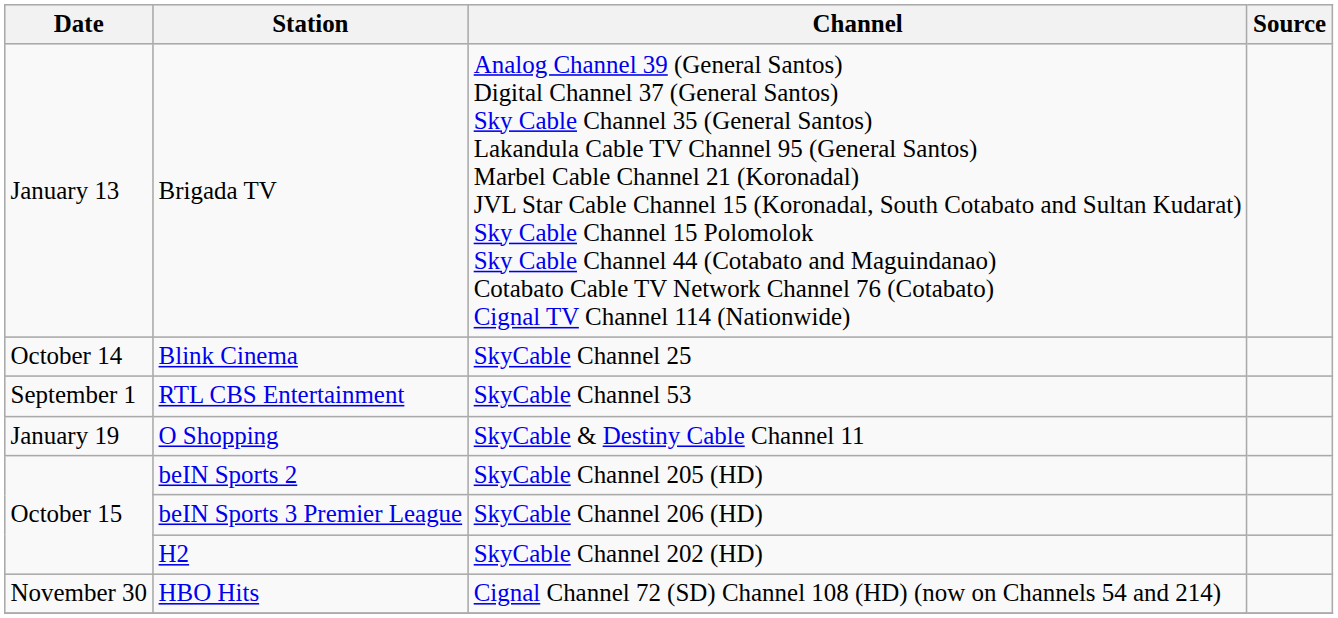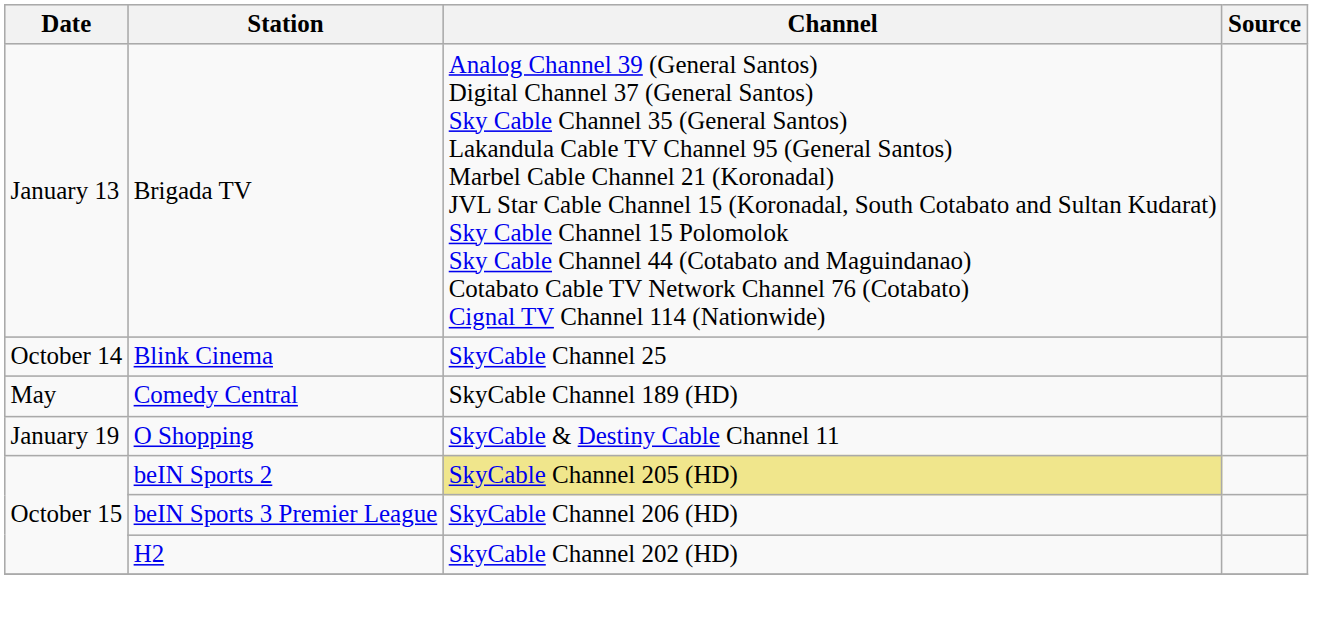+ row: (216, 395)
- row: (281, 395)
(618, 474) no background -> (593, 474) khaki background
- row: (209, 593)
